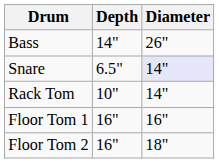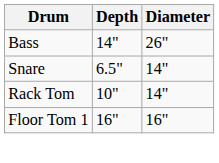(157, 68) lavender background -> (157, 68) no background
- row: (48, 145)
